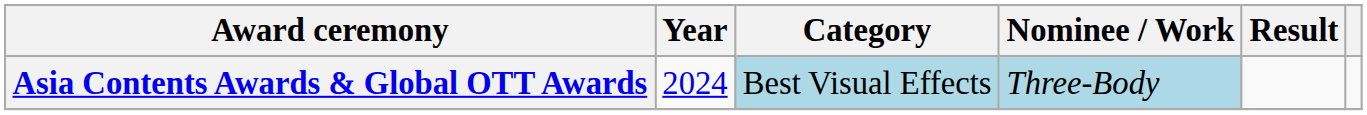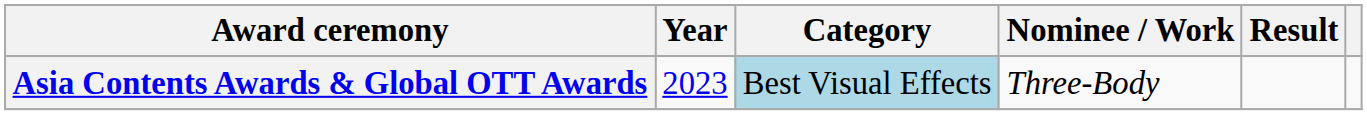(695, 82) 2024 -> (695, 82) 2023
(1083, 82) lightblue background -> (1083, 82) no background
